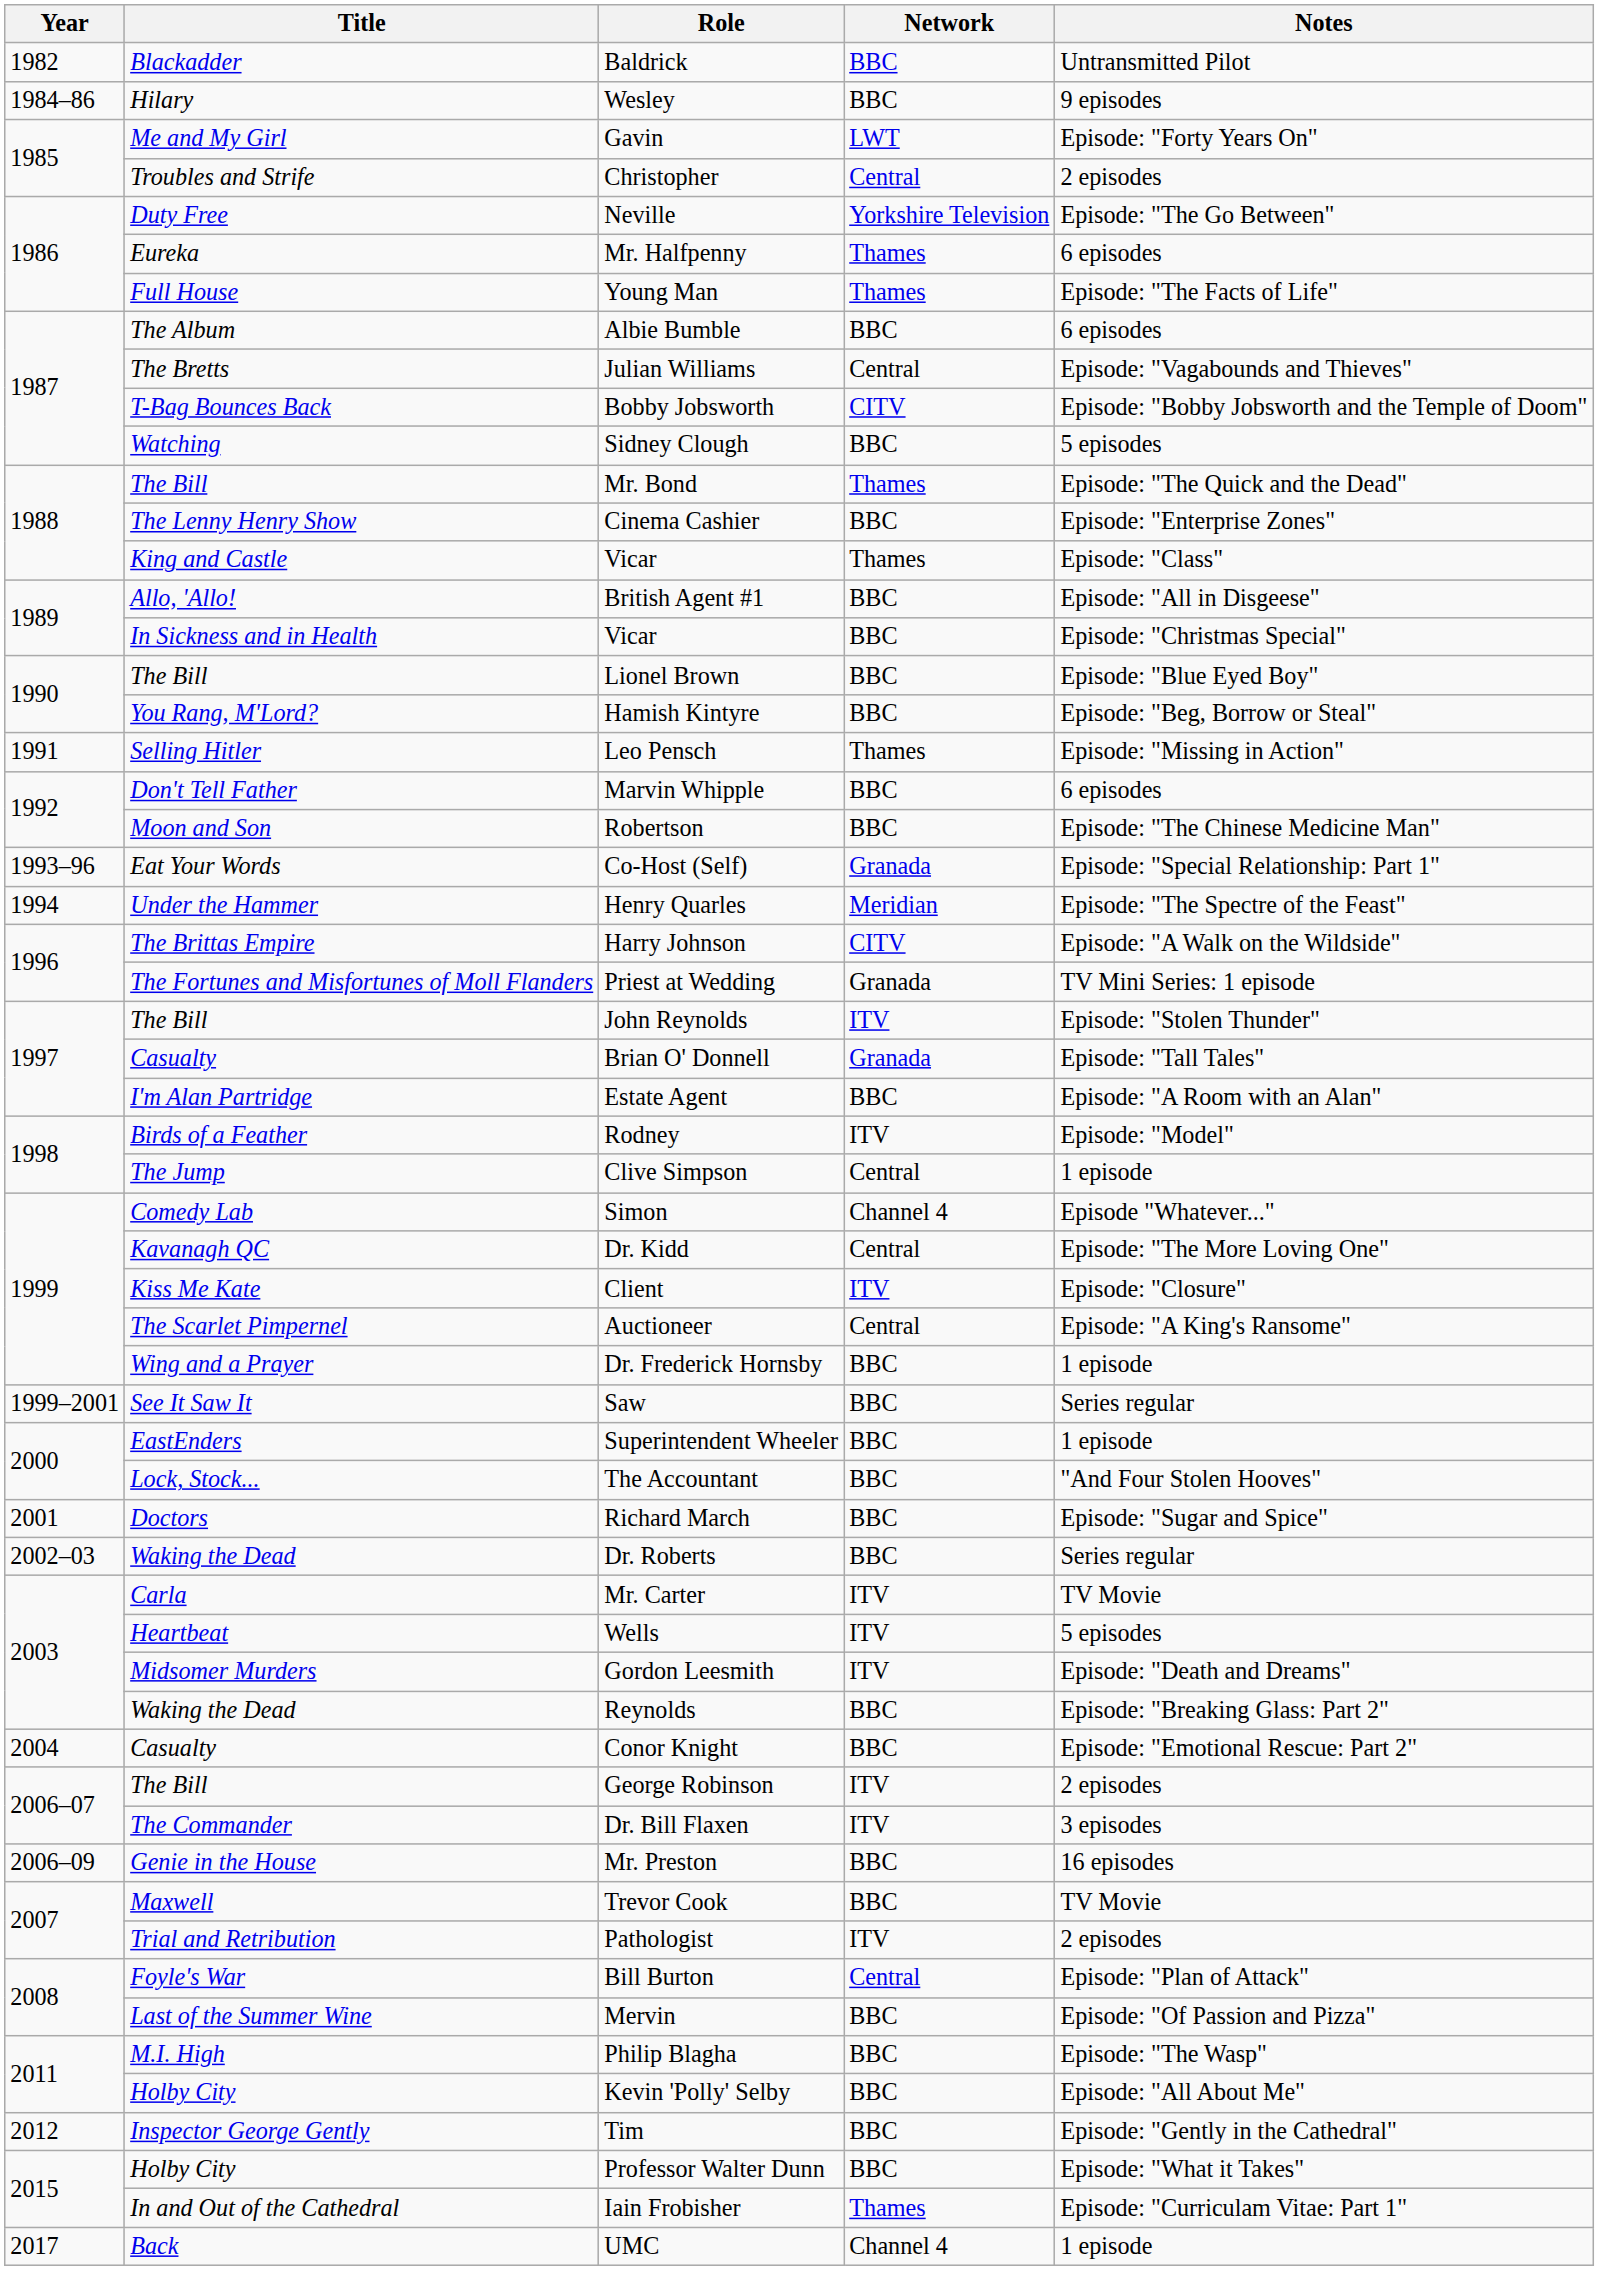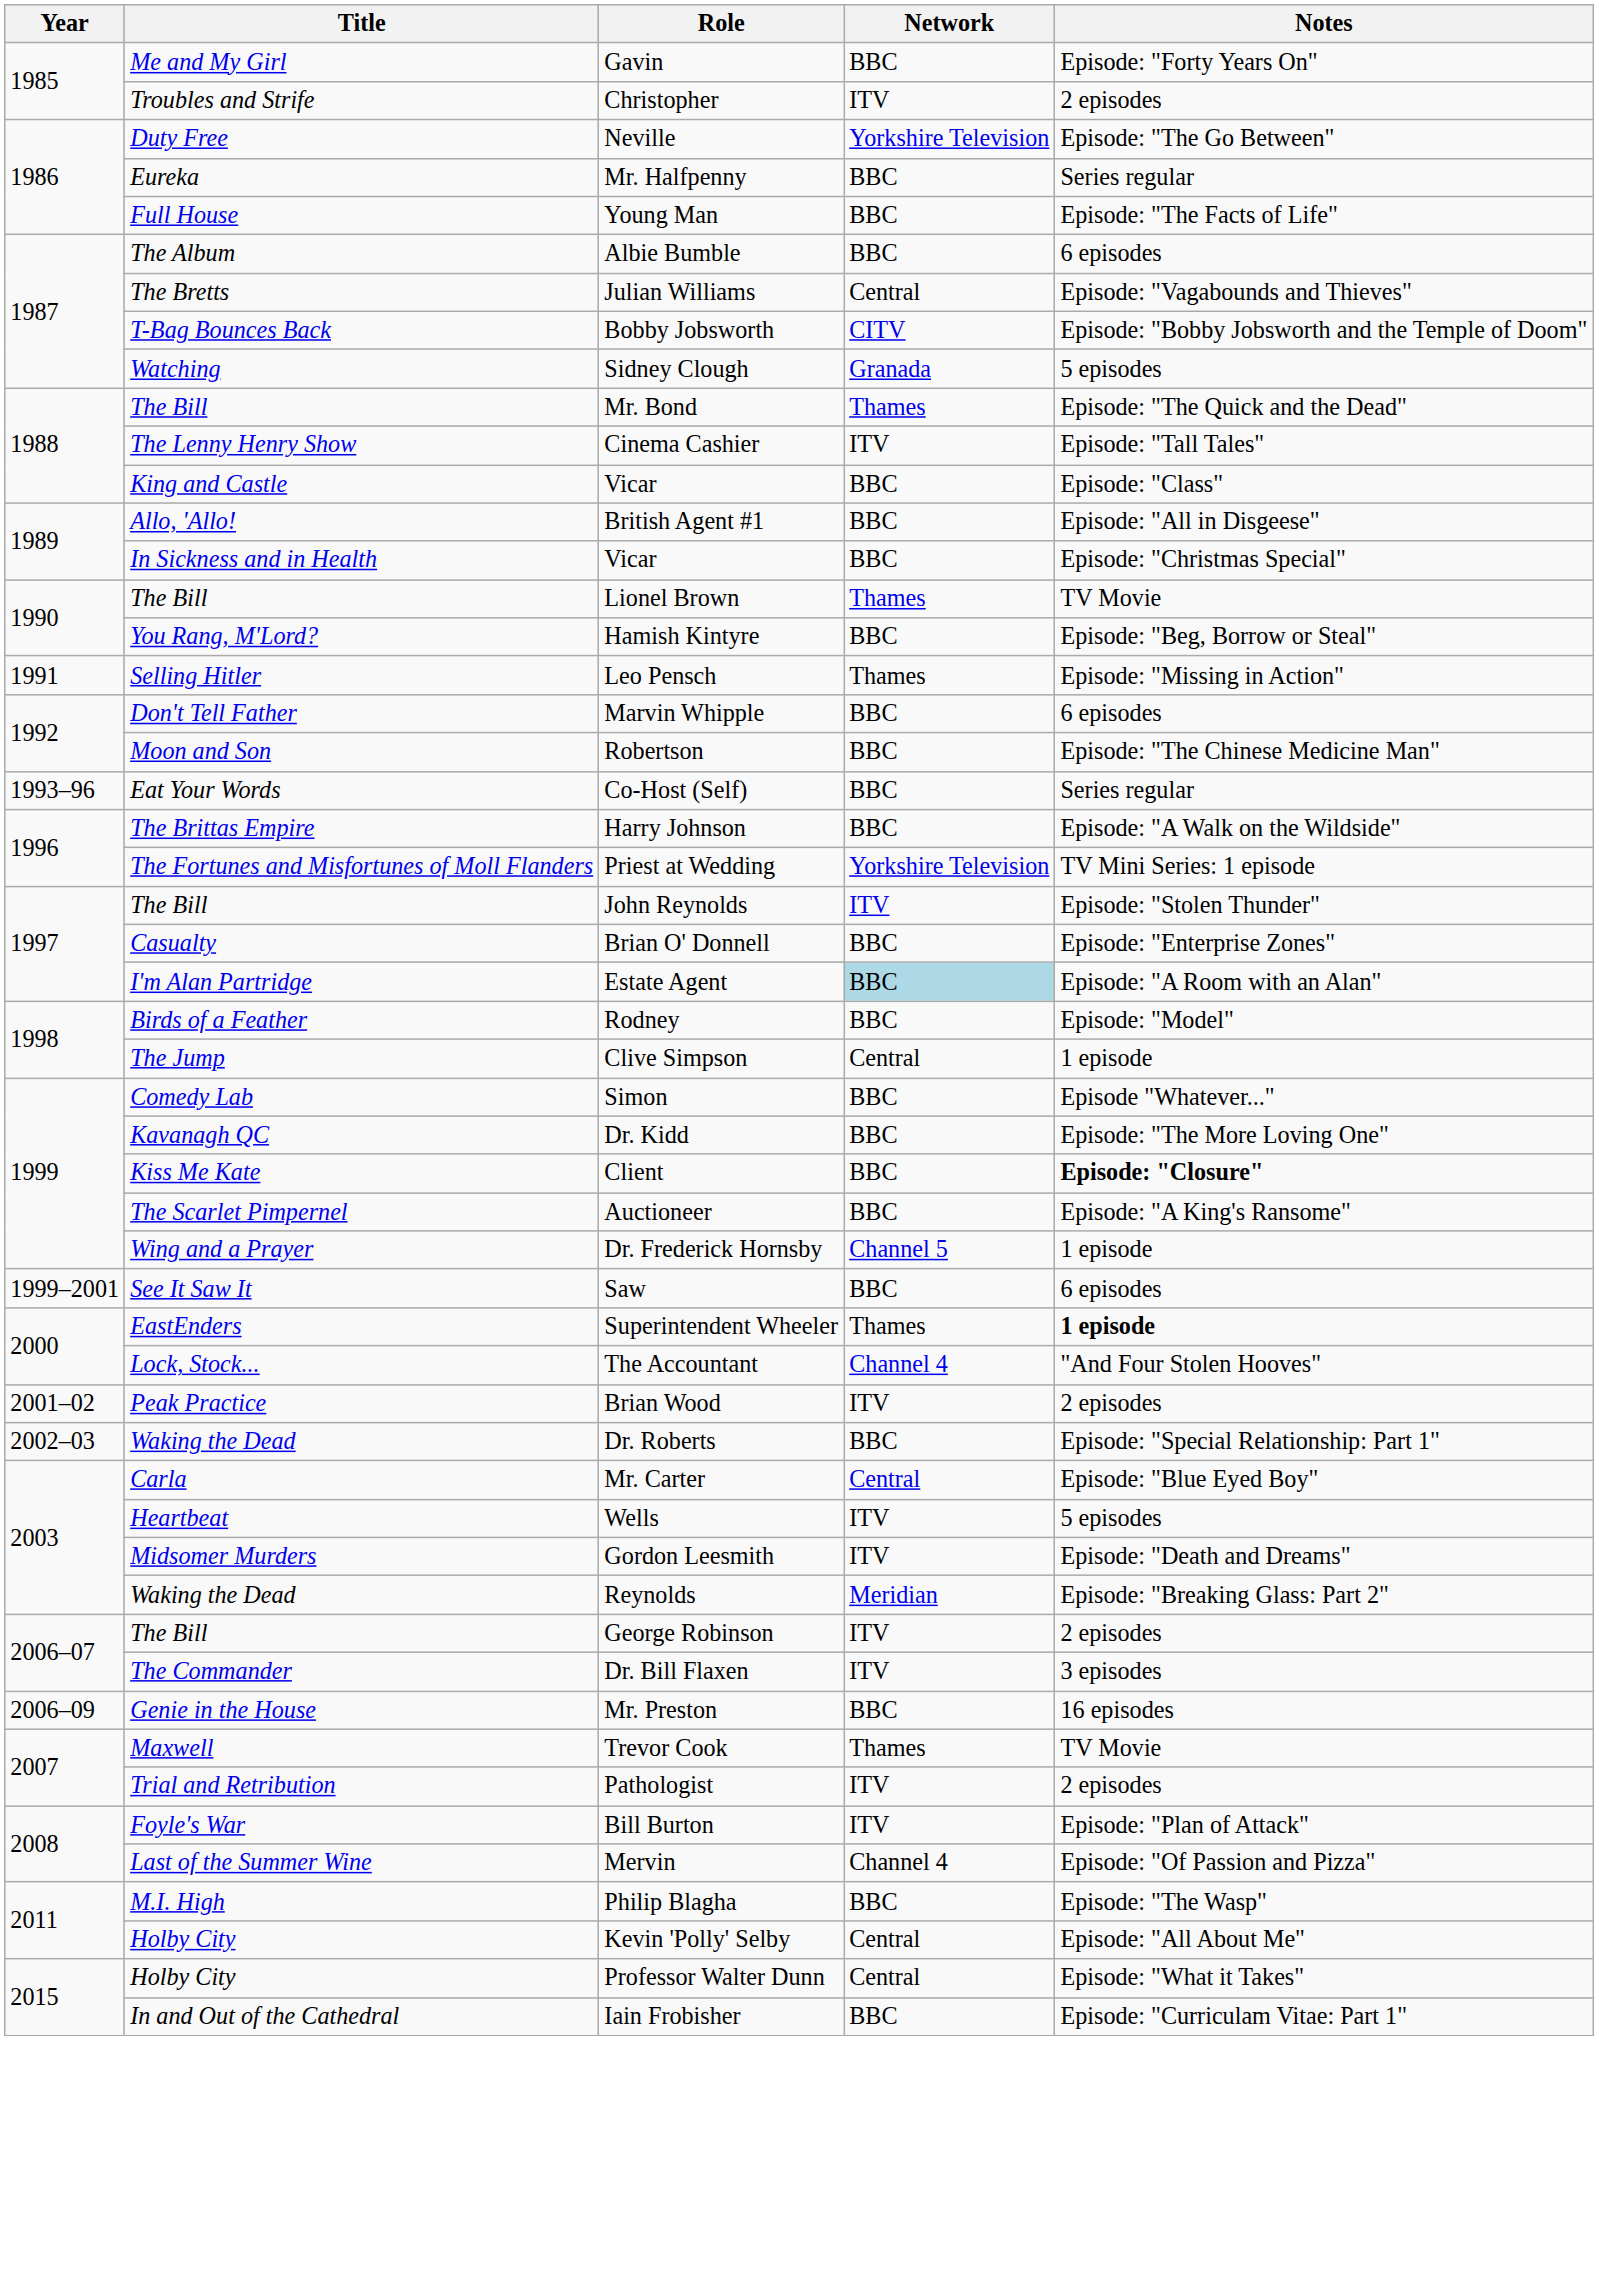- row: (186, 61)
- row: (162, 100)
(874, 138) LWT -> (873, 61) BBC
(885, 176) Central -> (869, 100) ITV
(887, 253) Thames -> (873, 176) BBC
(1111, 253) 6 episodes -> (1127, 176) Series regular
(887, 291) Thames -> (873, 215) BBC
(873, 445) BBC -> (890, 368) Granada
(873, 521) BBC -> (869, 445) ITV
(1198, 521) Episode: "Enterprise Zones" -> (1162, 445) Episode: "Tall Tales"
(887, 560) Thames -> (873, 483) BBC
(873, 675) BBC -> (887, 598) Thames
(1189, 675) Episode: "Blue Eyed Boy" -> (1111, 598) TV Movie
(890, 866) Granada -> (873, 789) BBC
(1250, 866) Episode: "Special Relationship: Part 1" -> (1127, 789) Series regular
- row: (224, 904)
(877, 943) CITV -> (873, 828) BBC
(890, 981) Granada -> (949, 866) Yorkshire Television
(890, 1058) Granada -> (873, 943) BBC
(1162, 1058) Episode: "Tall Tales" -> (1198, 943) Episode: "Enterprise Zones"
(873, 1096) no background -> (873, 981) lightblue background
(869, 1134) ITV -> (873, 1019) BBC
(899, 1211) Channel 4 -> (873, 1096) BBC
(885, 1249) Central -> (873, 1134) BBC
(869, 1288) ITV -> (873, 1173) BBC
(1153, 1288) normal -> (1162, 1173) bold
(885, 1326) Central -> (873, 1211) BBC
(873, 1364) BBC -> (899, 1249) Channel 5
(1127, 1403) Series regular -> (1111, 1288) 6 episodes
(873, 1441) BBC -> (887, 1326) Thames
(1106, 1441) normal -> (1108, 1326) bold
(873, 1479) BBC -> (899, 1364) Channel 4
- row: (169, 1517)
+ row: (198, 1403)
(1127, 1556) Series regular -> (1250, 1441) Episode: "Special Relationship: Part 1"
(869, 1594) ITV -> (885, 1479) Central
(1111, 1594) TV Movie -> (1189, 1479) Episode: "Blue Eyed Boy"
(873, 1709) BBC -> (893, 1594) Meridian
- row: (173, 1747)
(873, 1901) BBC -> (887, 1747) Thames
(885, 1977) Central -> (869, 1824) ITV
(873, 2016) BBC -> (899, 1862) Channel 4
(873, 2092) BBC -> (885, 1939) Central
- row: (250, 2131)
(873, 2169) BBC -> (885, 1977) Central
(887, 2207) Thames -> (873, 2016) BBC
- row: (154, 2246)
